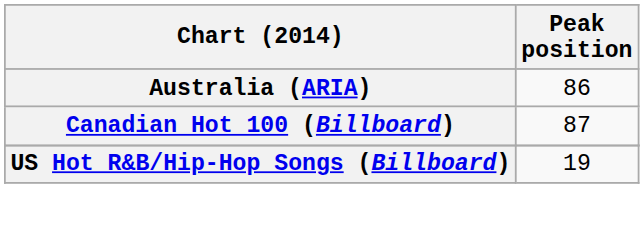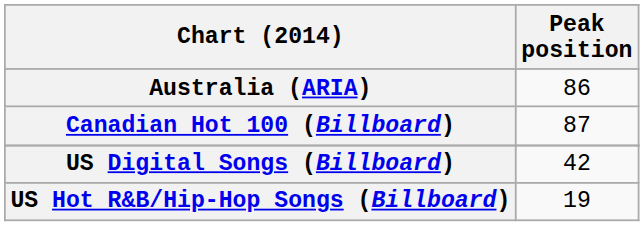+ row: (260, 164)
